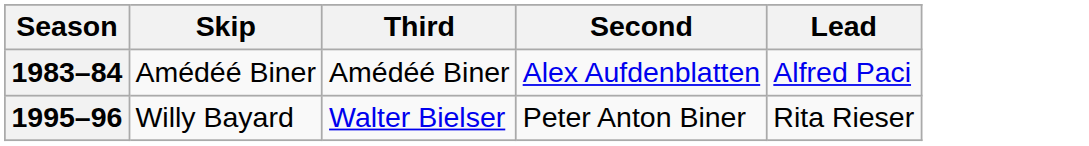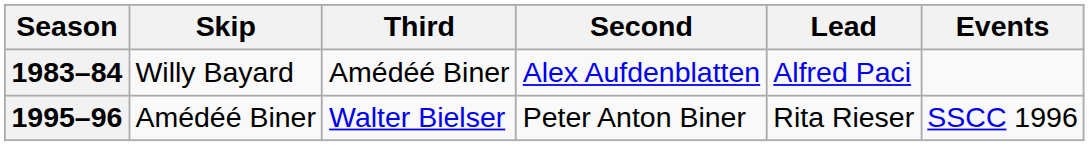+ column: (1003, 27)
(226, 72) Amédéé Biner -> (215, 72) Willy Bayard
(215, 117) Willy Bayard -> (226, 117) Amédéé Biner
